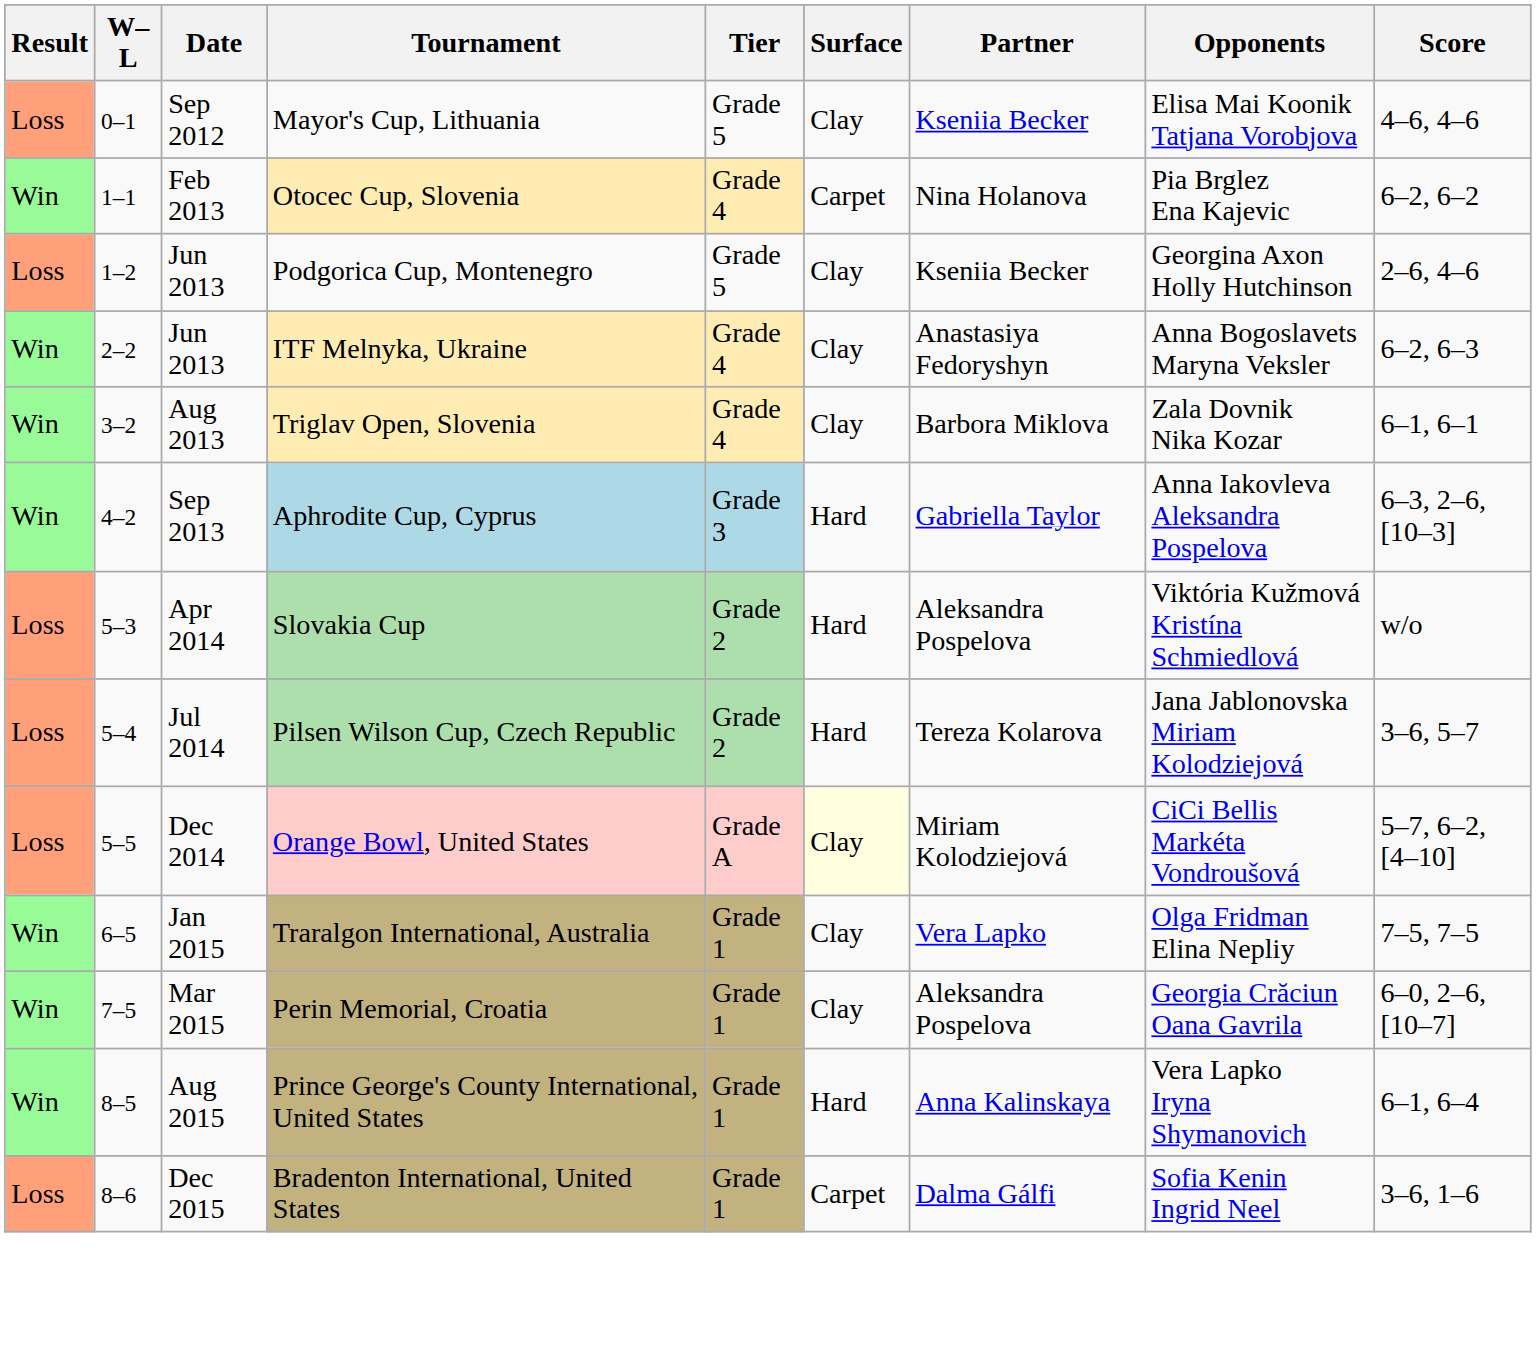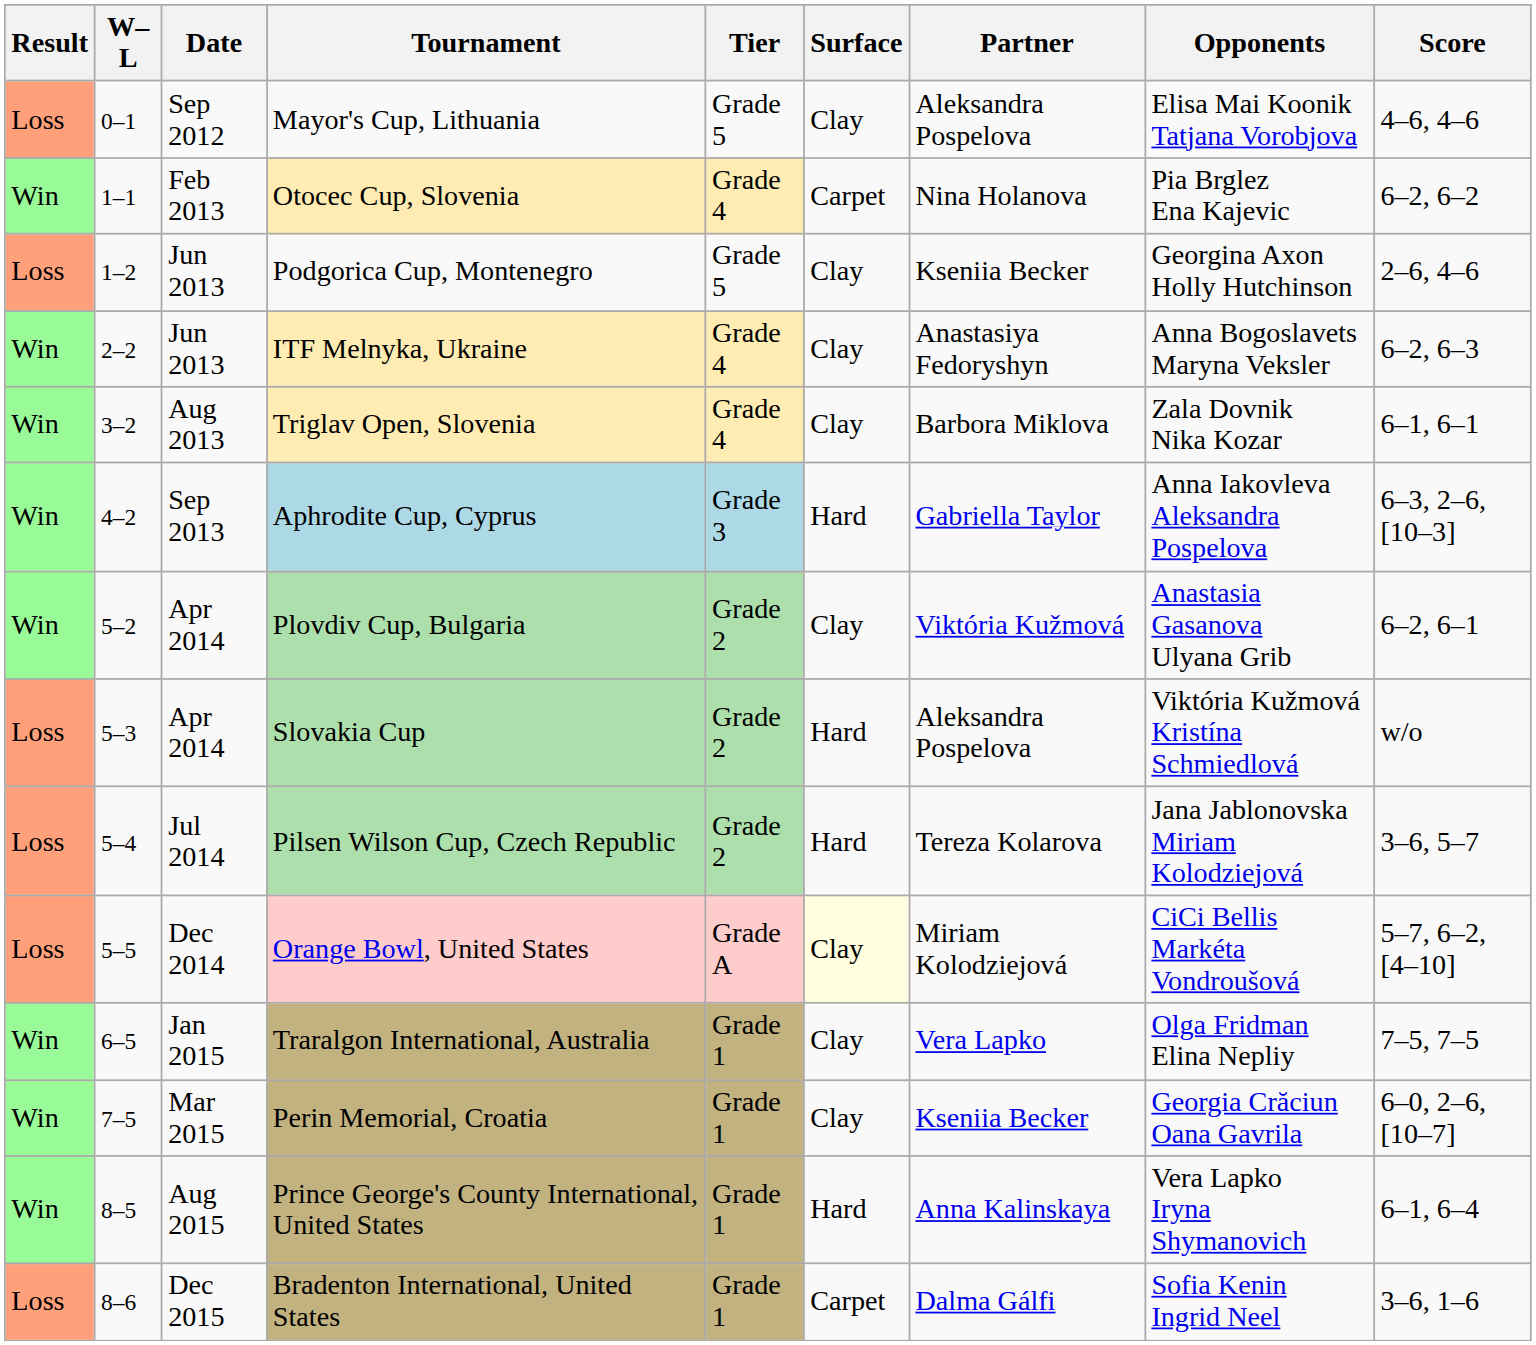(1002, 119) Kseniia Becker -> (980, 119) Aleksandra Pospelova
+ row: (399, 624)
(980, 1009) Aleksandra Pospelova -> (1002, 1117) Kseniia Becker
